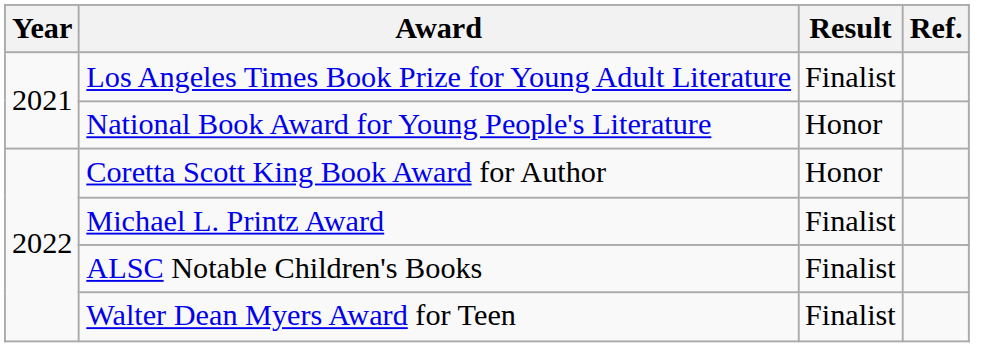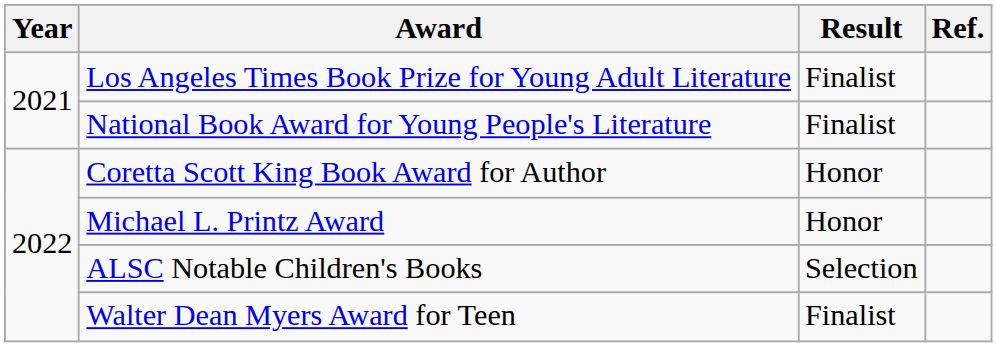(844, 124) Honor -> (850, 124) Finalist
(850, 220) Finalist -> (844, 220) Honor
(850, 268) Finalist -> (861, 268) Selection
